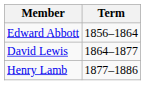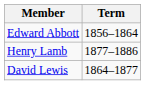rows swapped: (38, 51) <-> (37, 70)
